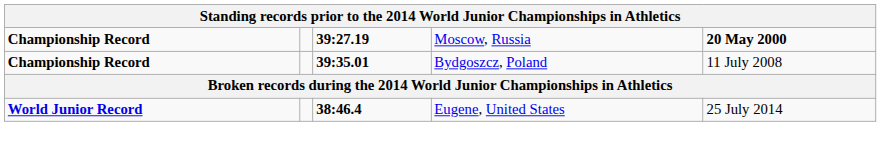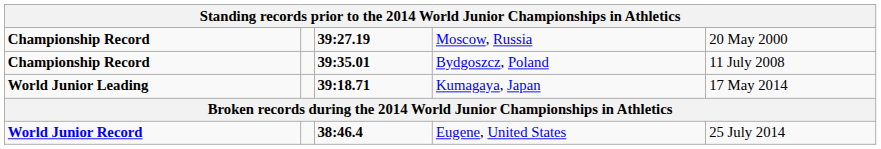(747, 39) bold -> (748, 39) normal
+ row: (488, 86)
